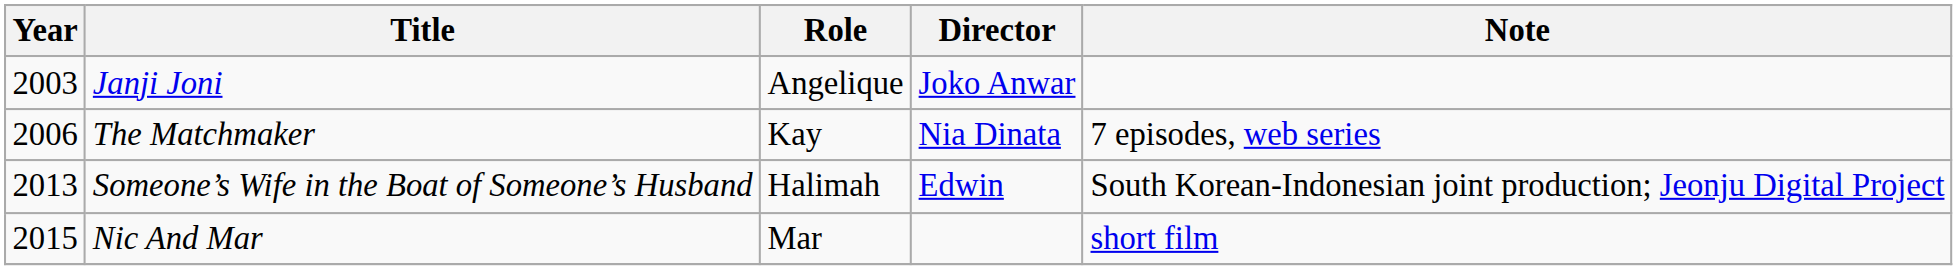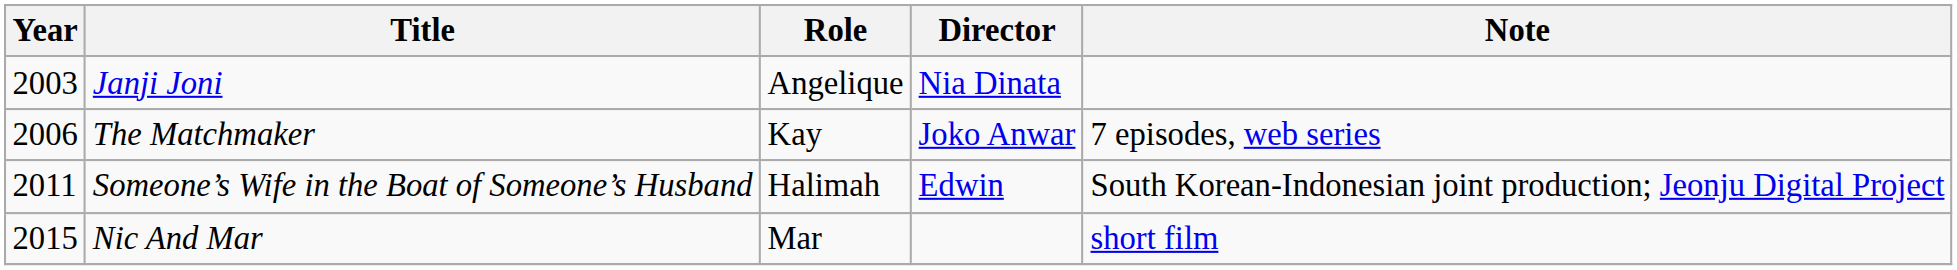(997, 82) Joko Anwar -> (990, 82) Nia Dinata
(990, 133) Nia Dinata -> (997, 133) Joko Anwar
(45, 185) 2013 -> (45, 185) 2011
